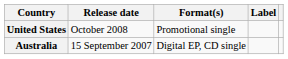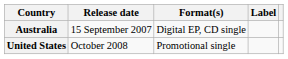rows swapped: (36, 45) <-> (36, 29)
